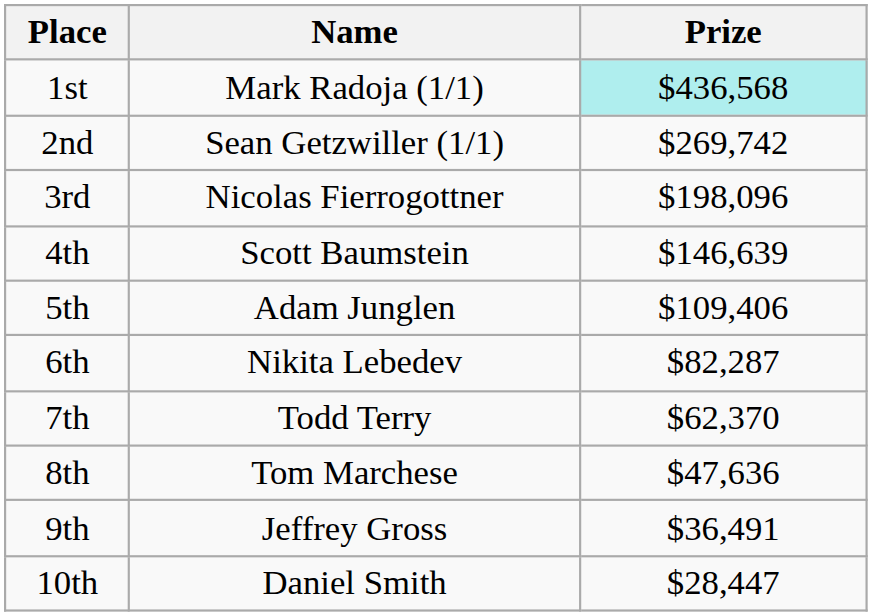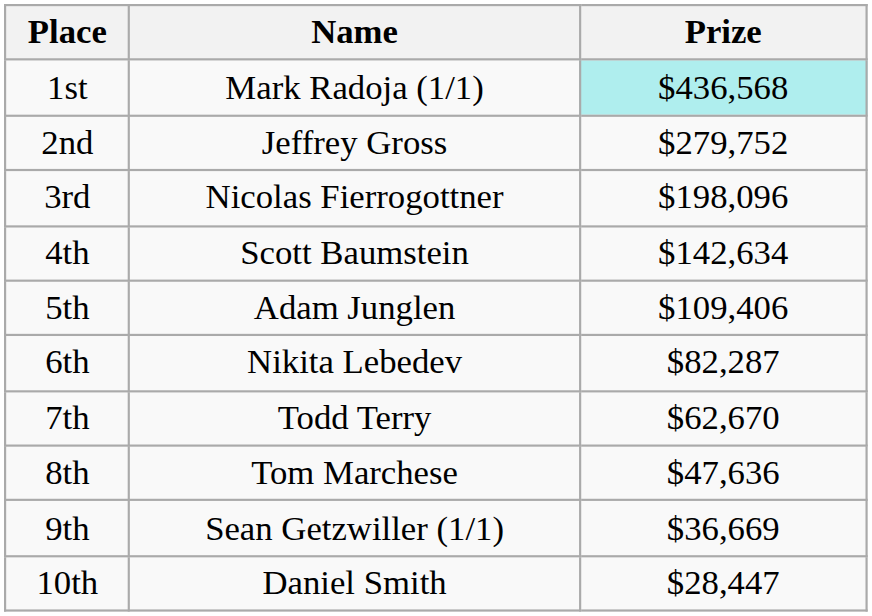(355, 142) Sean Getzwiller (1/1) -> (355, 142) Jeffrey Gross
(723, 142) $269,742 -> (723, 142) $279,752
(723, 252) $146,639 -> (723, 252) $142,634
(723, 417) $62,370 -> (723, 417) $62,670
(355, 527) Jeffrey Gross -> (355, 527) Sean Getzwiller (1/1)
(723, 527) $36,491 -> (723, 527) $36,669
